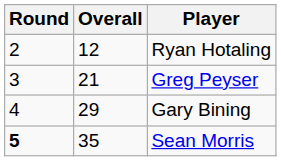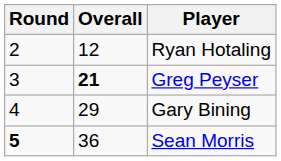(89, 79) normal -> (89, 79) bold
(89, 140) 35 -> (89, 140) 36
